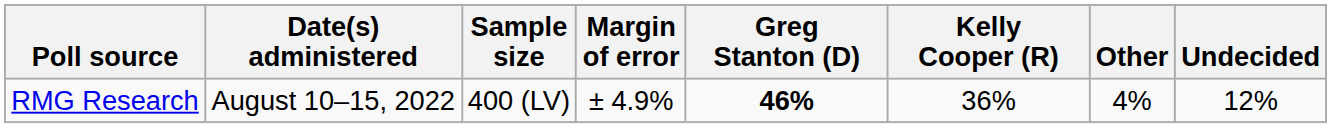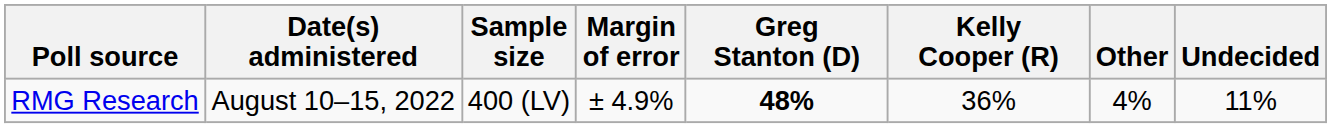(787, 100) 46% -> (787, 100) 48%
(1251, 100) 12% -> (1251, 100) 11%
